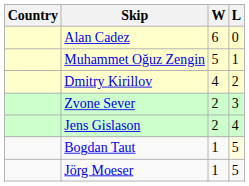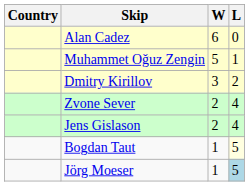(215, 81) 4 -> (215, 81) 3
(235, 103) 3 -> (235, 103) 4
(235, 170) no background -> (235, 170) lightblue background
